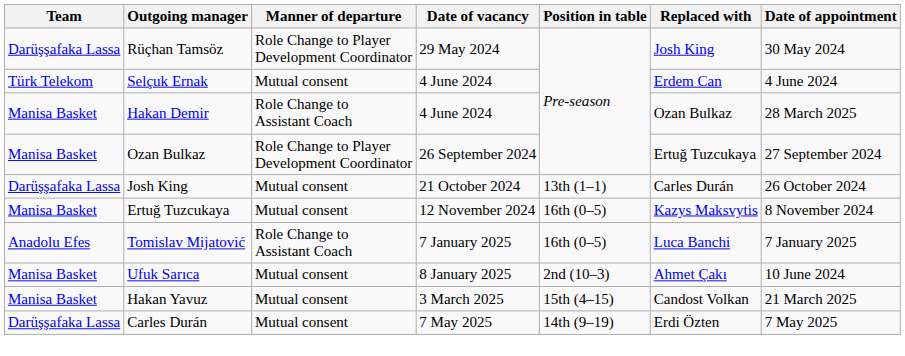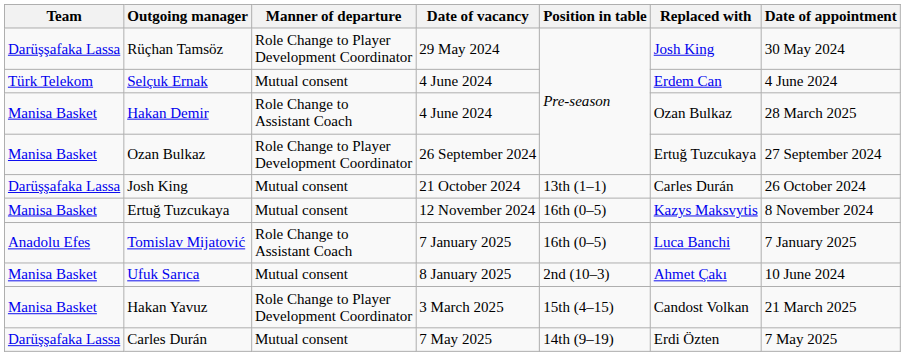(301, 298) Mutual consent -> (334, 307) Role Change to Player Development Coordinator
